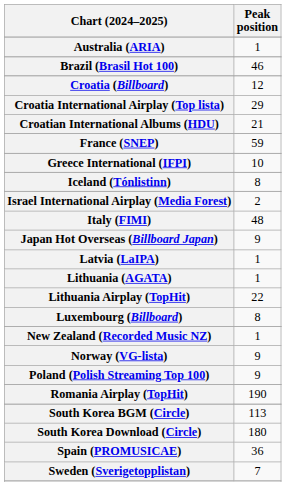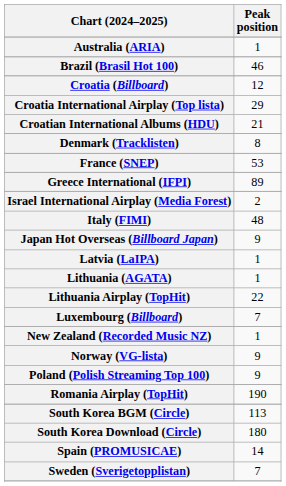+ row: (119, 143)
(257, 143) 59 -> (257, 162) 53
(257, 162) 10 -> (257, 182) 89
- row: (119, 182)
(257, 317) 8 -> (257, 317) 7
(257, 452) 36 -> (257, 452) 14
